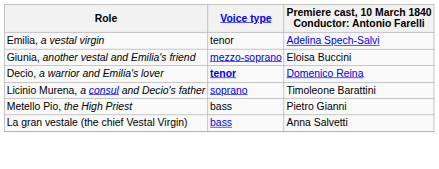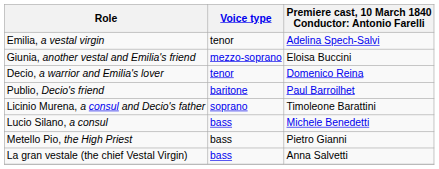(223, 73) bold -> (222, 73) normal
+ row: (55, 90)
+ row: (57, 123)
